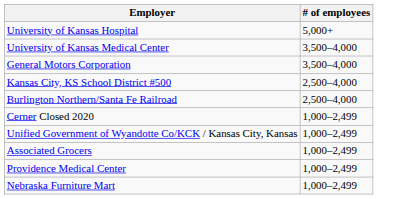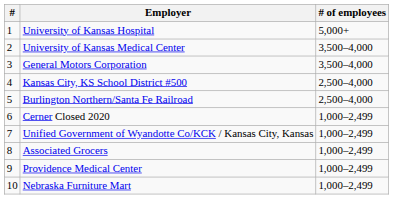+ column: (12, 13)
